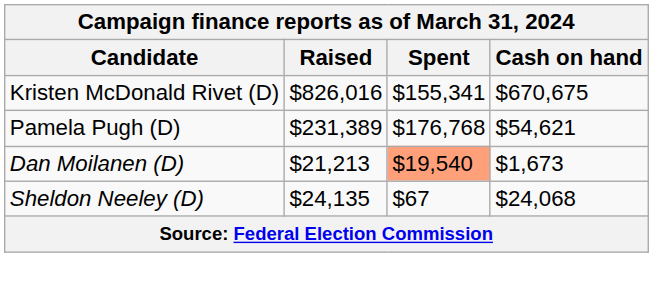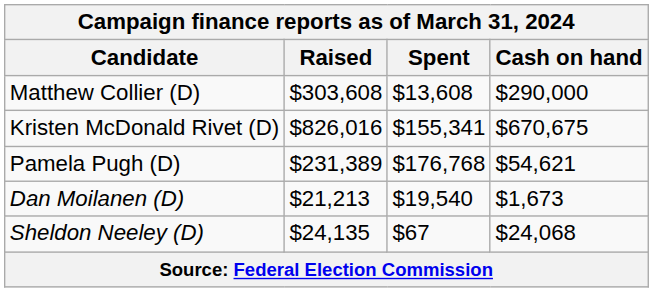+ row: (105, 92)
(433, 163) lightsalmon background -> (433, 198) no background
